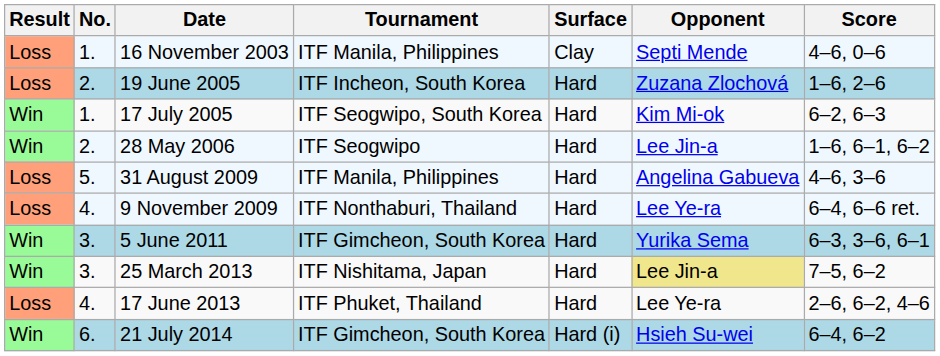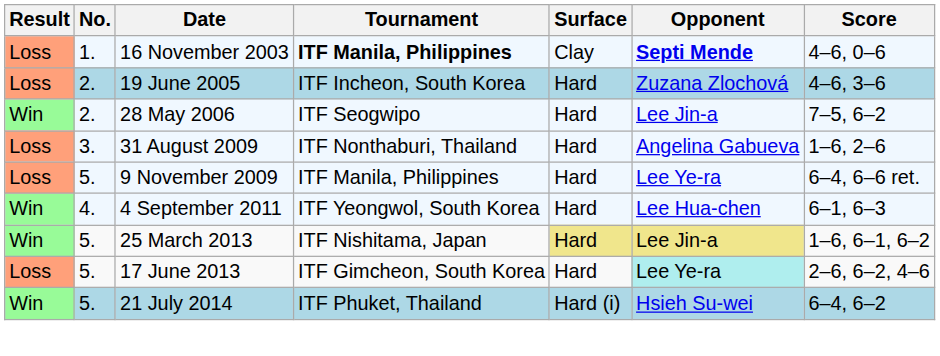(398, 51) normal -> (405, 51) bold
(692, 51) normal -> (695, 51) bold
(847, 83) 1–6, 2–6 -> (847, 83) 4–6, 3–6
- row: (176, 114)
(869, 146) 1–6, 6–1, 6–2 -> (847, 114) 7–5, 6–2
(87, 177) 5. -> (87, 146) 3.
(398, 177) ITF Manila, Philippines -> (408, 146) ITF Nonthaburi, Thailand
(847, 177) 4–6, 3–6 -> (847, 146) 1–6, 2–6
(87, 209) 4. -> (87, 177) 5.
(408, 209) ITF Nonthaburi, Thailand -> (398, 177) ITF Manila, Philippines
- row: (174, 240)
+ row: (201, 209)
(87, 271) 3. -> (87, 240) 5.
(576, 271) no background -> (576, 240) khaki background
(847, 271) 7–5, 6–2 -> (869, 240) 1–6, 6–1, 6–2
(87, 303) 4. -> (87, 271) 5.
(390, 303) ITF Phuket, Thailand -> (422, 271) ITF Gimcheon, South Korea
(679, 303) no background -> (679, 271) paleturquoise background
(87, 334) 6. -> (87, 303) 5.
(422, 334) ITF Gimcheon, South Korea -> (390, 303) ITF Phuket, Thailand
